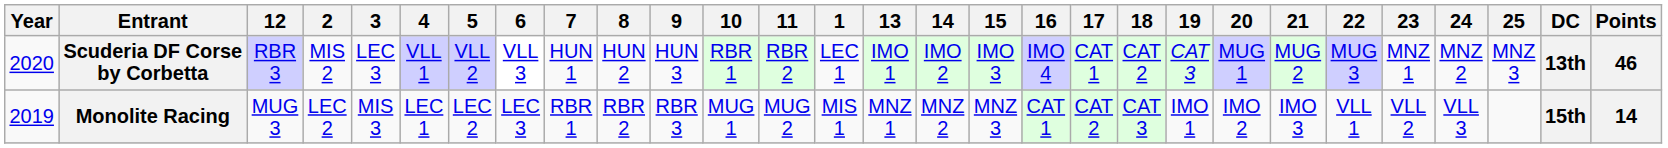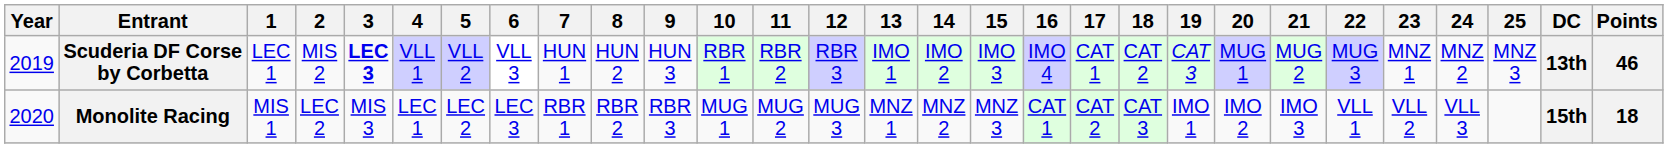columns swapped: (839, 20) <-> (275, 20)
(32, 63) 2020 -> (32, 63) 2019
(376, 63) normal -> (368, 63) bold
(32, 116) 2019 -> (32, 116) 2020
(1626, 116) 14 -> (1627, 116) 18
